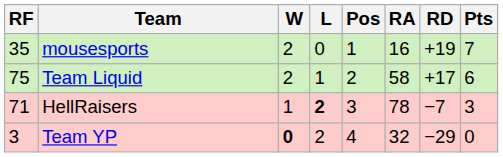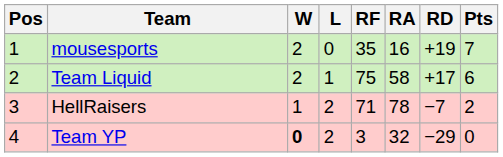columns swapped: (363, 19) <-> (21, 19)
(320, 107) bold -> (329, 107) normal
(469, 107) 3 -> (469, 107) 2
